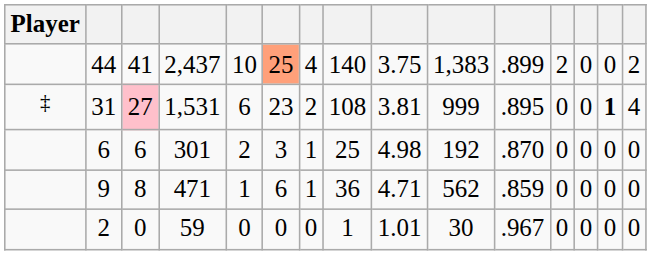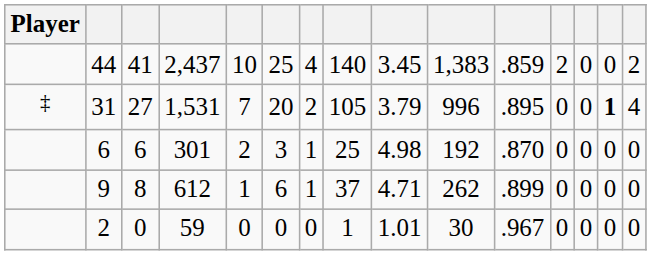(281, 63) lightsalmon background -> (281, 63) no background
(400, 63) 3.75 -> (400, 63) 3.45
(522, 63) .899 -> (522, 63) .859
(140, 106) pink background -> (140, 106) no background
(244, 106) 6 -> (244, 106) 7
(281, 106) 23 -> (281, 106) 20
(348, 106) 108 -> (348, 106) 105
(400, 106) 3.81 -> (400, 106) 3.79
(461, 106) 999 -> (461, 106) 996
(192, 189) 471 -> (192, 189) 612
(348, 189) 36 -> (348, 189) 37
(461, 189) 562 -> (461, 189) 262
(522, 189) .859 -> (522, 189) .899
